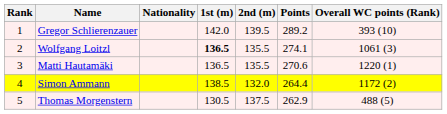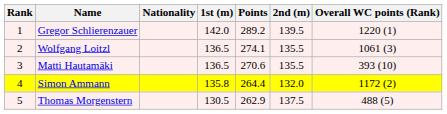columns swapped: (257, 13) <-> (295, 13)
(377, 30) 393 (10) -> (377, 30) 1220 (1)
(217, 48) bold -> (217, 48) normal
(377, 65) 1220 (1) -> (377, 65) 393 (10)
(217, 83) 138.5 -> (217, 83) 135.8
